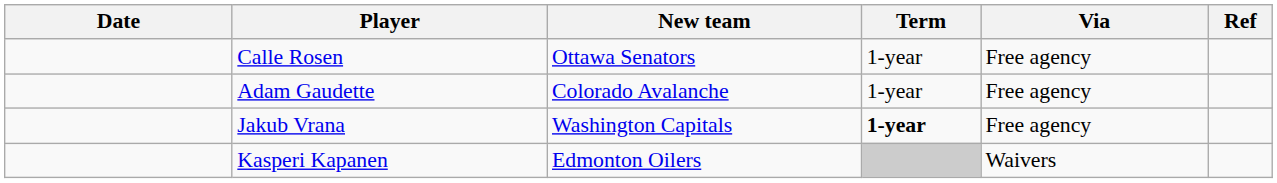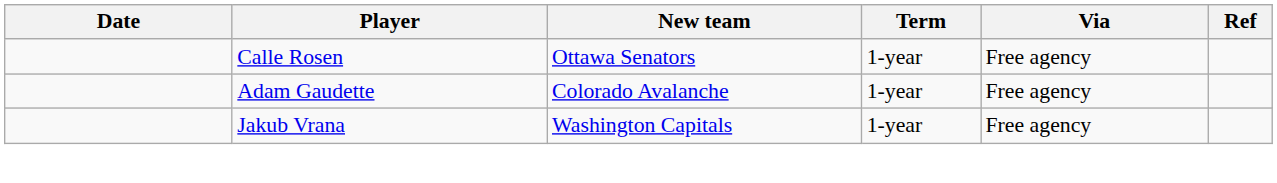(896, 125) bold -> (894, 125) normal
- row: (313, 159)
